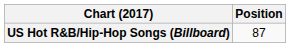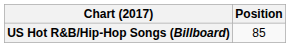(259, 33) 87 -> (259, 33) 85
